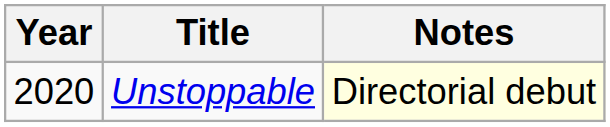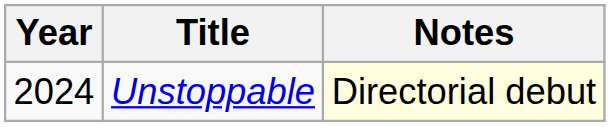(54, 90) 2020 -> (54, 90) 2024
